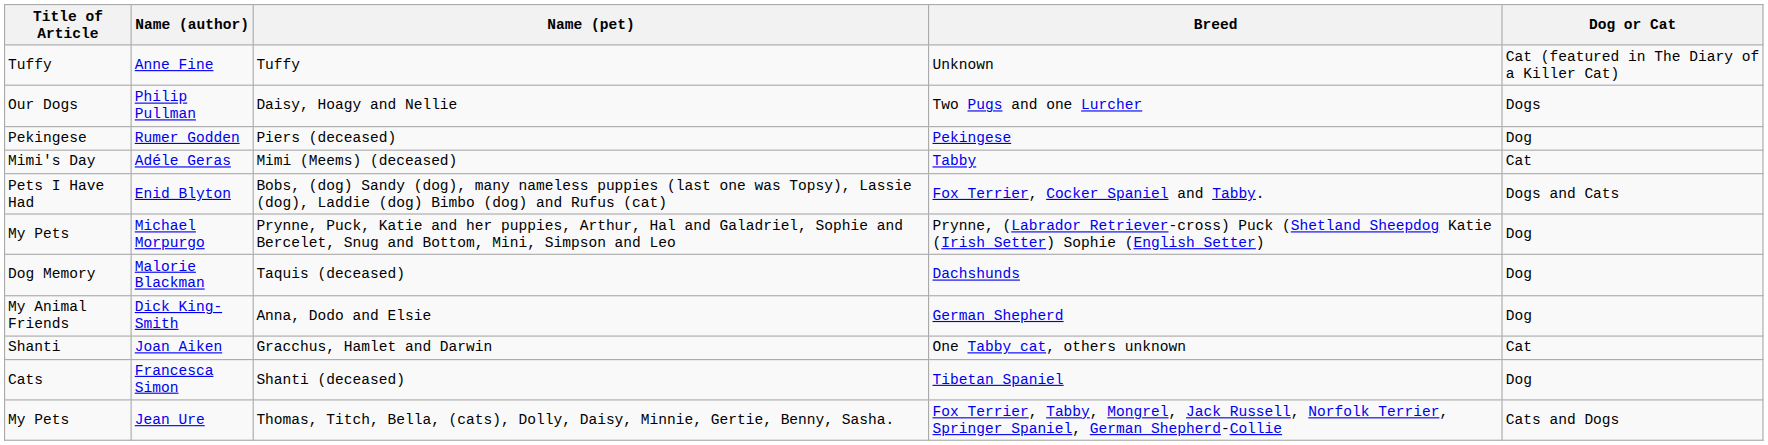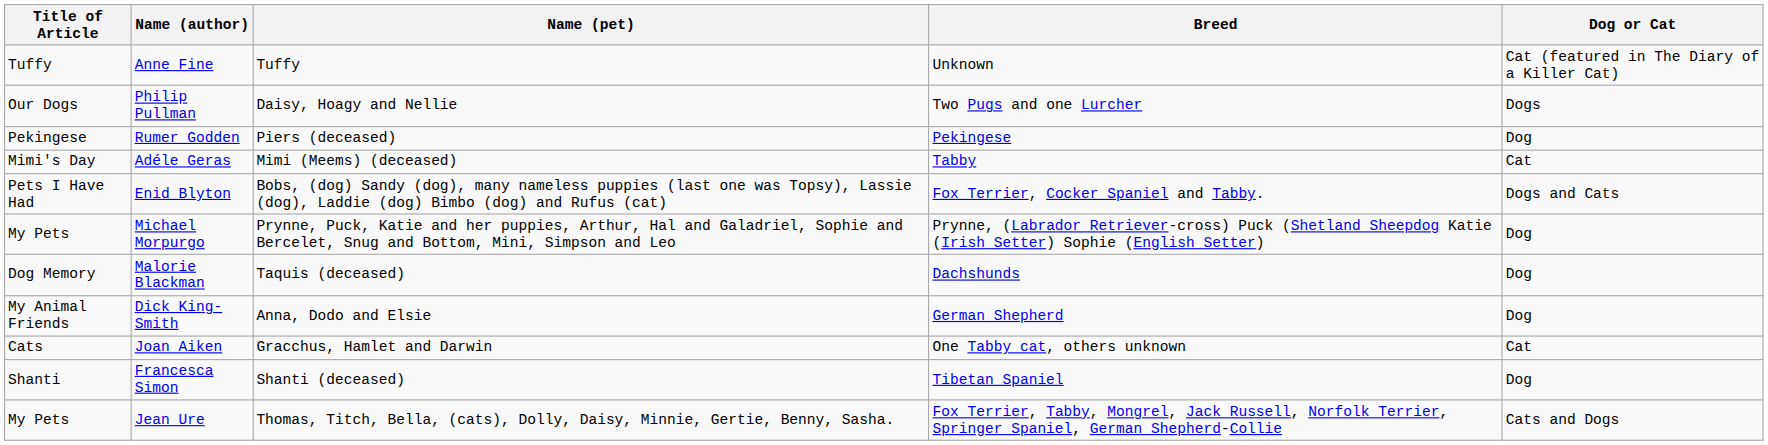(34, 348) Shanti -> (26, 348) Cats
(26, 380) Cats -> (34, 380) Shanti
